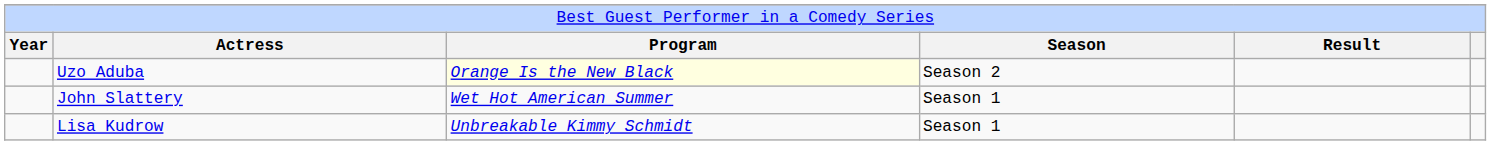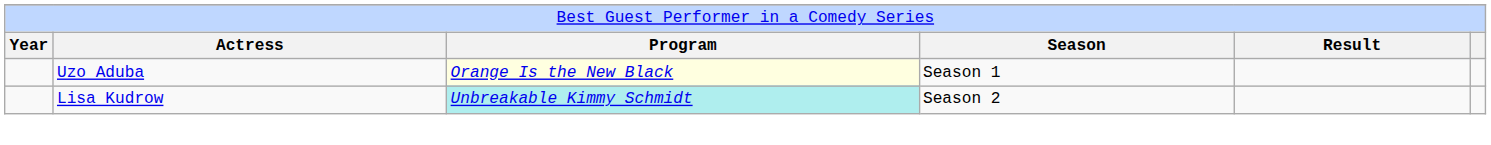(962, 72) Season 2 -> (962, 72) Season 1
- row: (120, 99)
(572, 126) no background -> (572, 99) paleturquoise background
(962, 126) Season 1 -> (962, 99) Season 2
